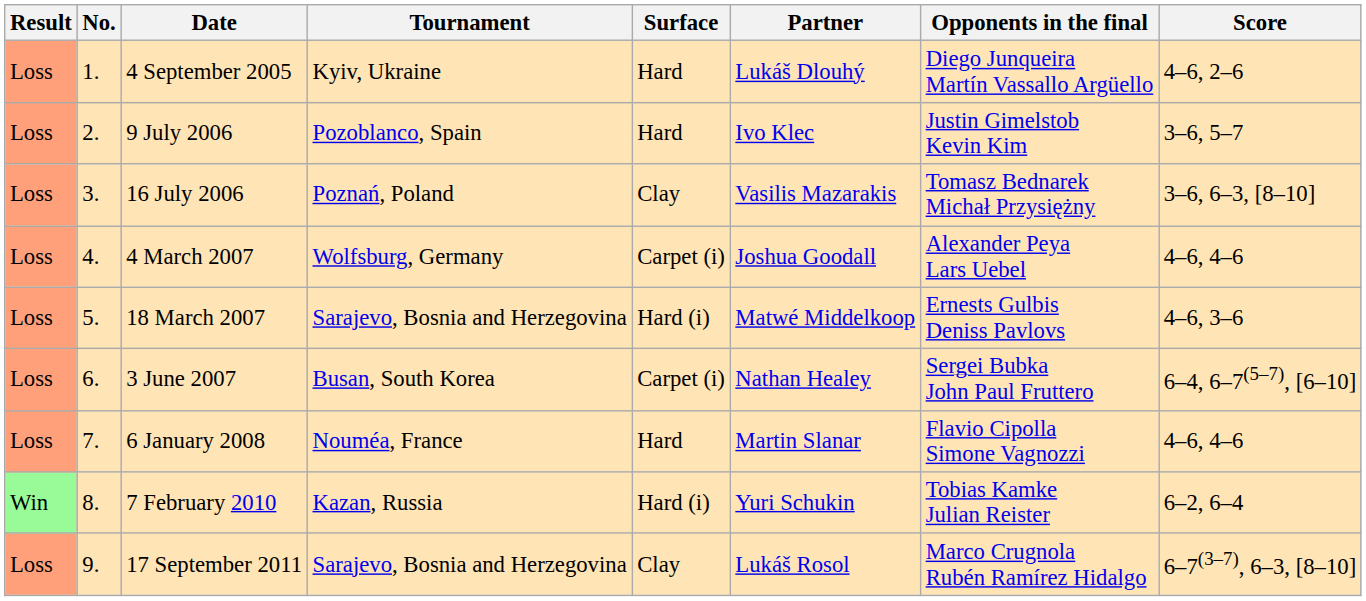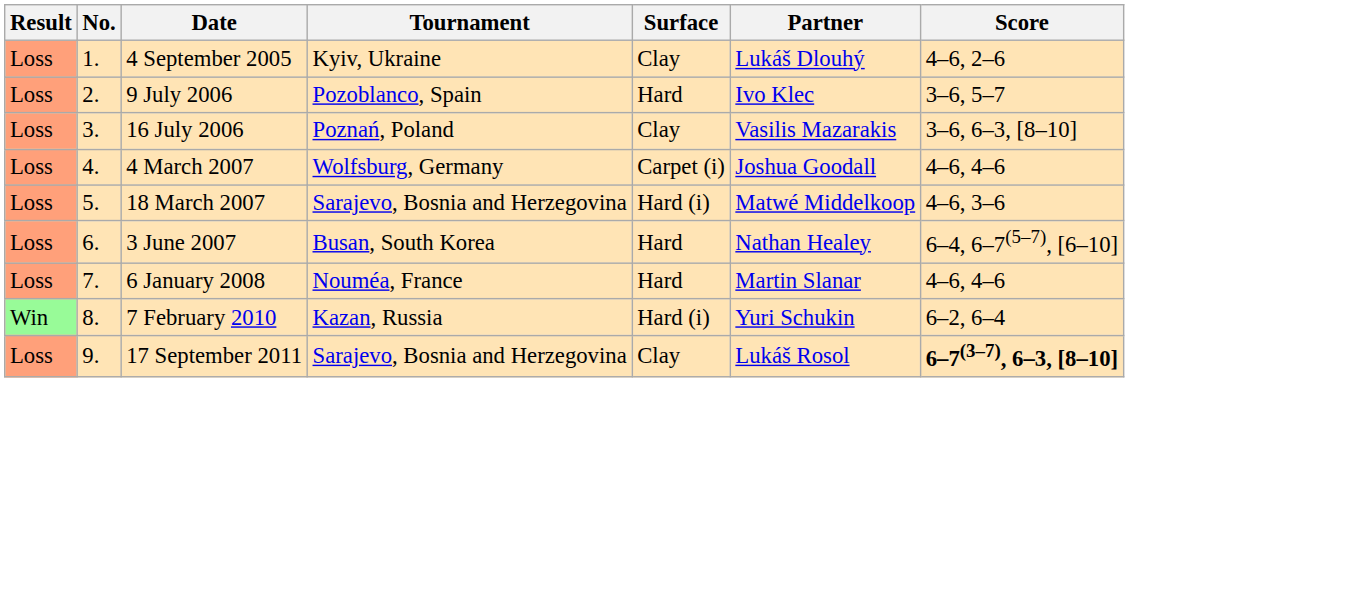- column: (1039, 22)
(660, 71) Hard -> (659, 58) Clay
(681, 379) Carpet (i) -> (660, 241) Hard
(1260, 564) normal -> (1022, 356) bold
